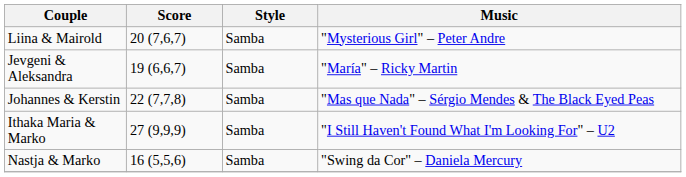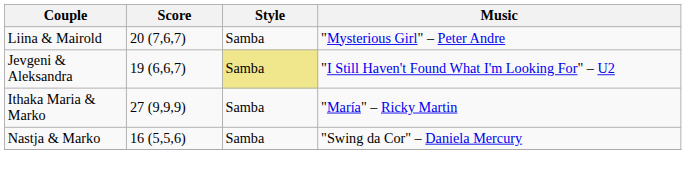(245, 68) no background -> (245, 68) khaki background
(389, 68) "María" – Ricky Martin -> (468, 68) "I Still Haven't Found What I'm Looking For" – U2
- row: (64, 99)
(468, 130) "I Still Haven't Found What I'm Looking For" – U2 -> (389, 107) "María" – Ricky Martin
